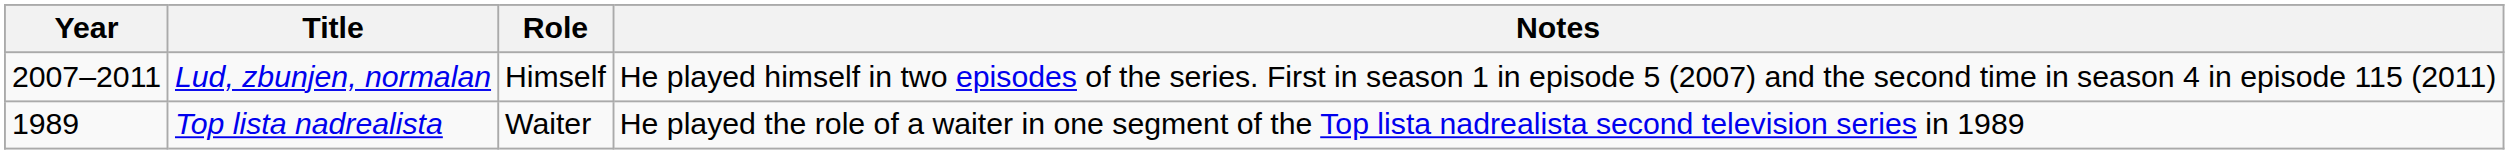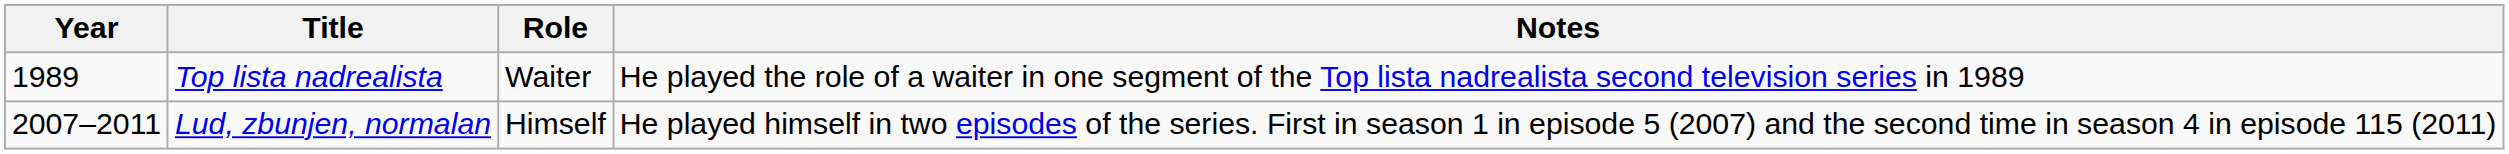rows swapped: (309, 124) <-> (333, 76)
